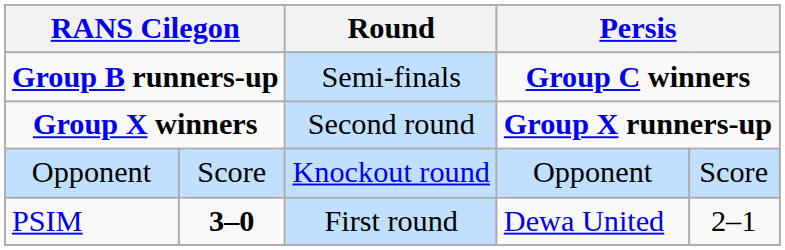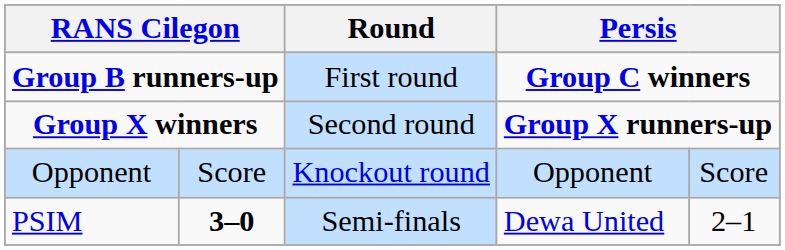(391, 76) Semi-finals -> (391, 76) First round
(391, 220) First round -> (391, 220) Semi-finals
